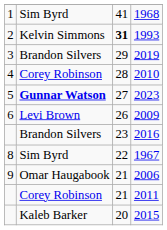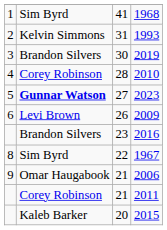(122, 34) bold -> (122, 34) normal
(122, 54) 29 -> (122, 54) 30
